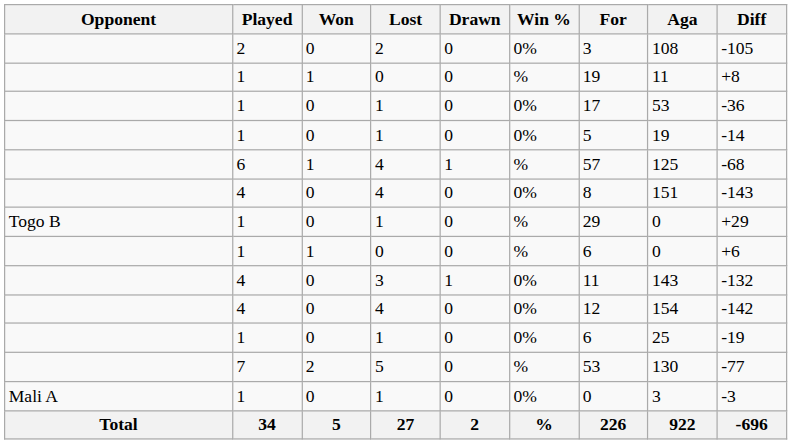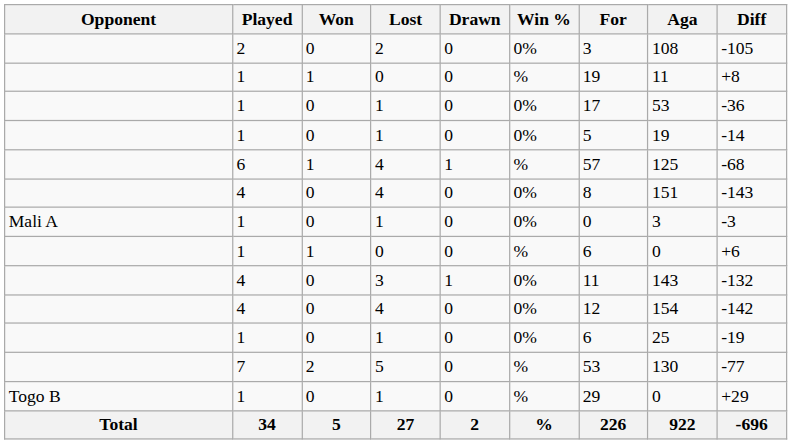rows swapped: (33, 396) <-> (35, 222)
